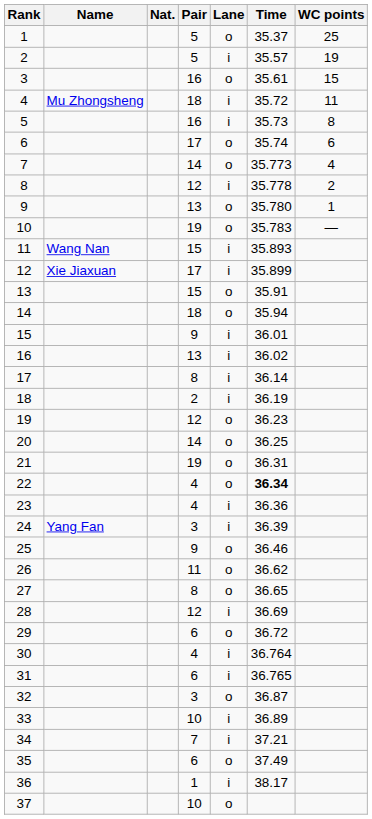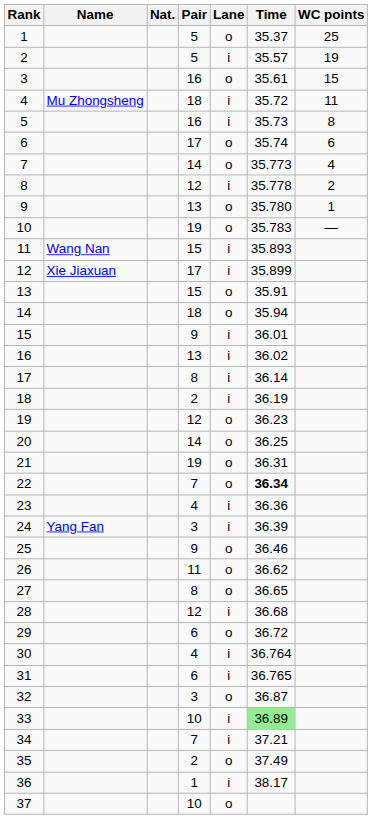(194, 484) 4 -> (194, 484) 7
(271, 611) 36.69 -> (271, 611) 36.68
(271, 718) no background -> (271, 718) lightgreen background
(194, 761) 6 -> (194, 761) 2
